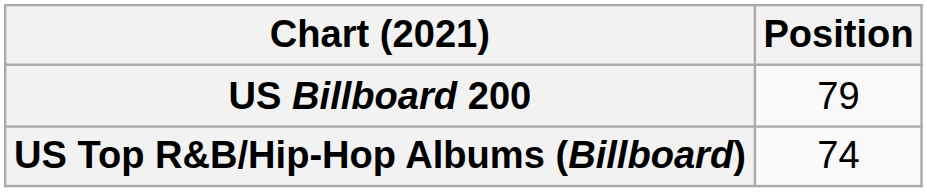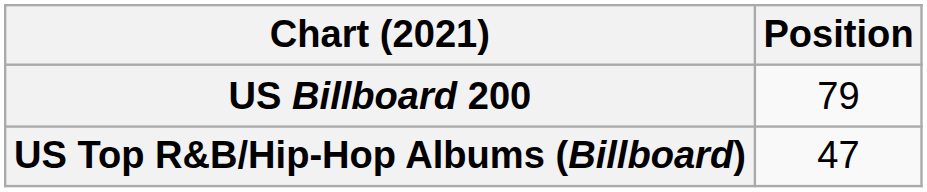(839, 155) 74 -> (839, 155) 47
